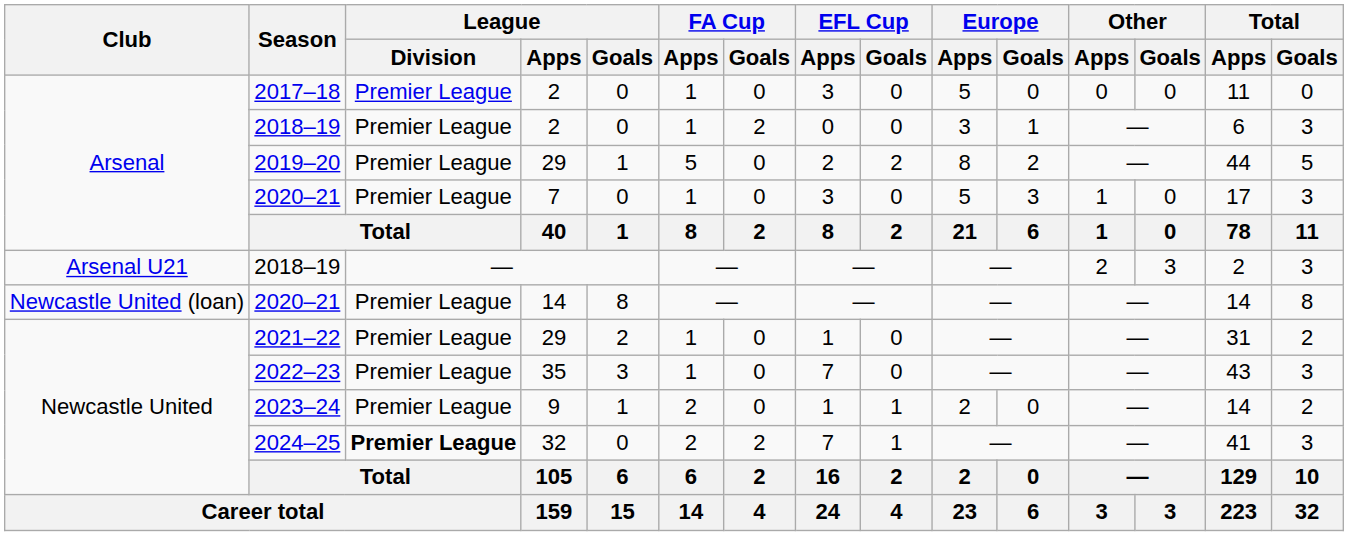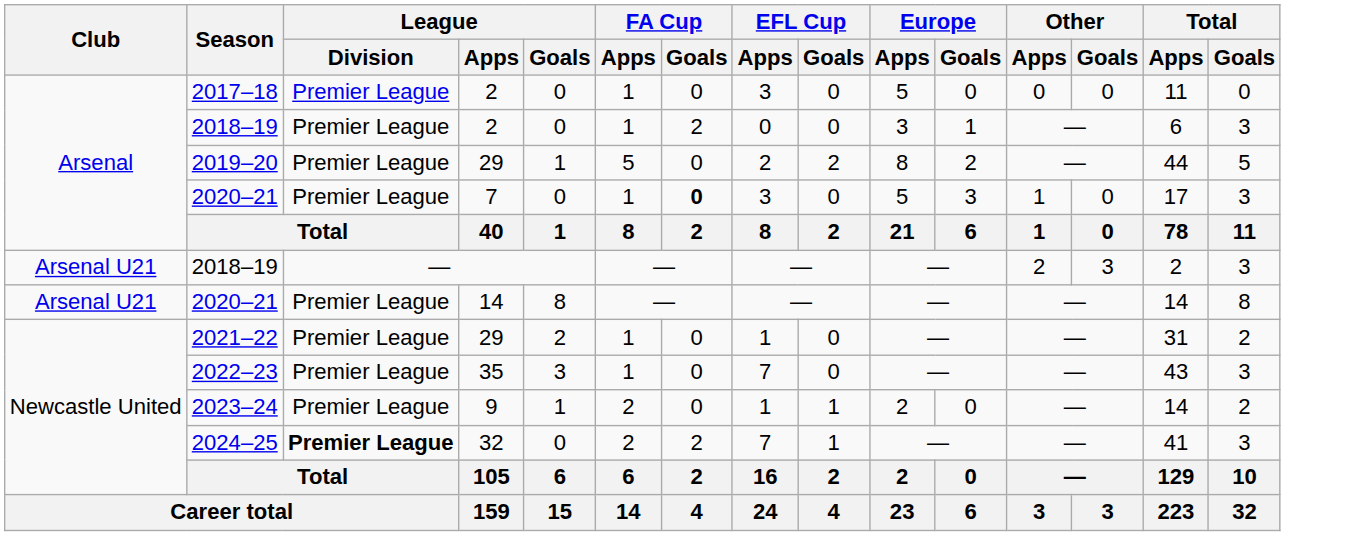(759, 197) normal -> (697, 197) bold
(127, 302) Newcastle United (loan) -> (96, 302) Arsenal U21
